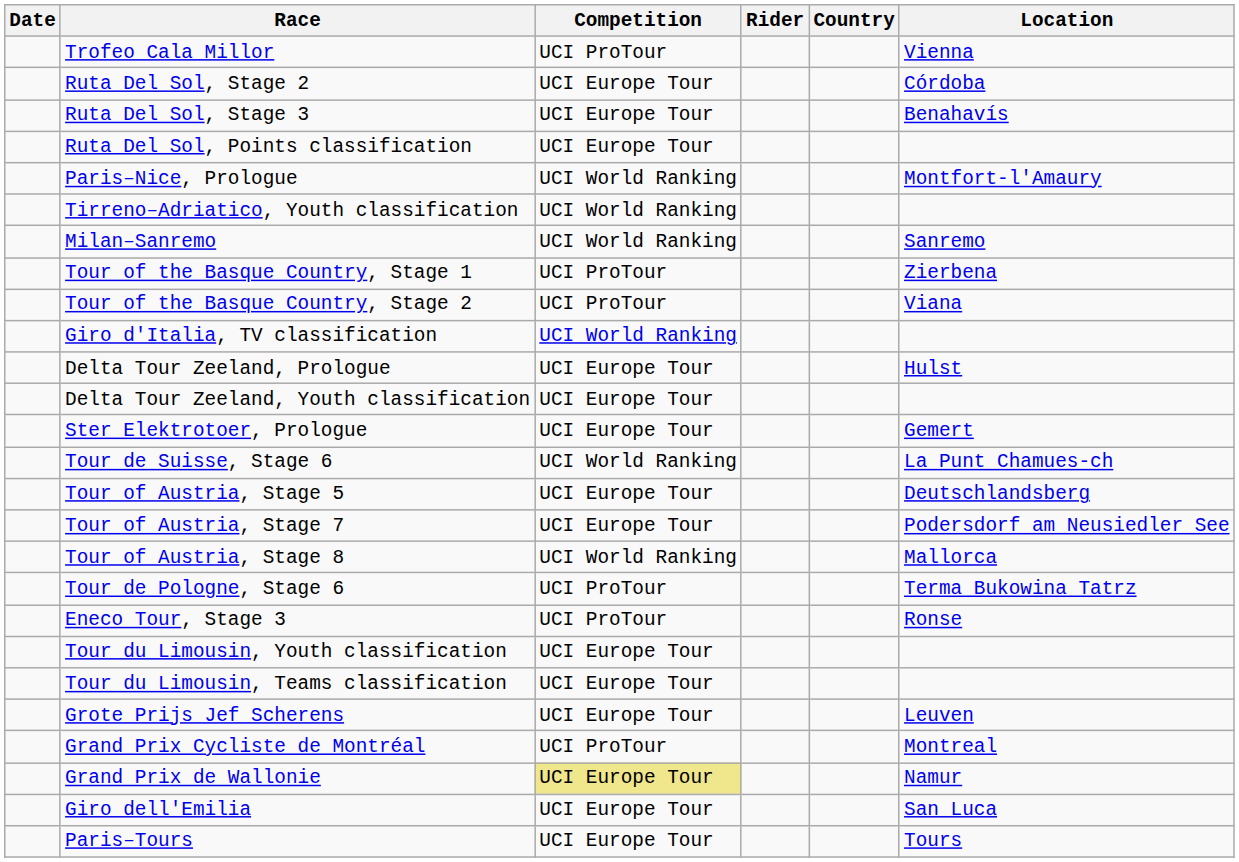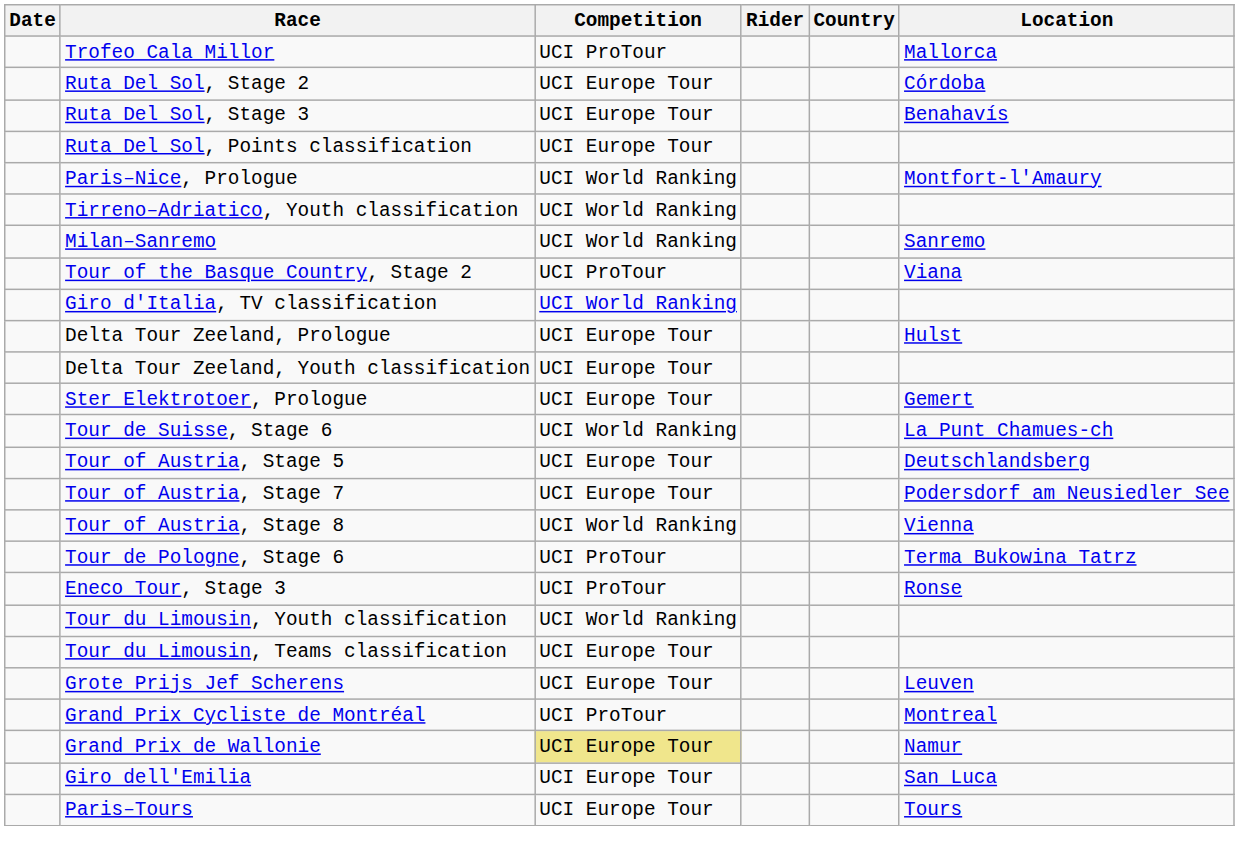(939, 52) Vienna -> (951, 52) Mallorca
- row: (269, 273)
(951, 557) Mallorca -> (939, 526) Vienna
(626, 652) UCI Europe Tour -> (638, 620) UCI World Ranking
